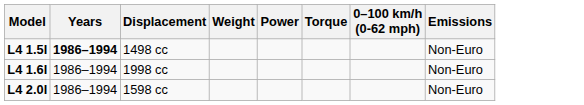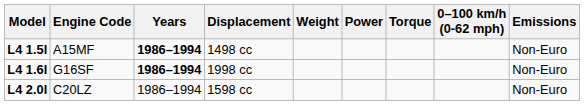+ column: (92, 21)
(85, 69) normal -> (169, 69) bold
